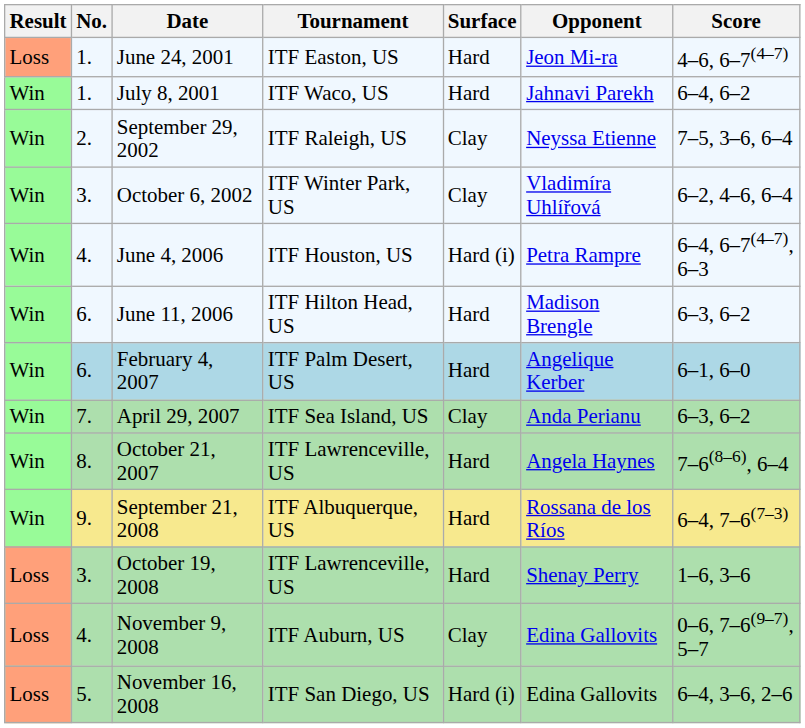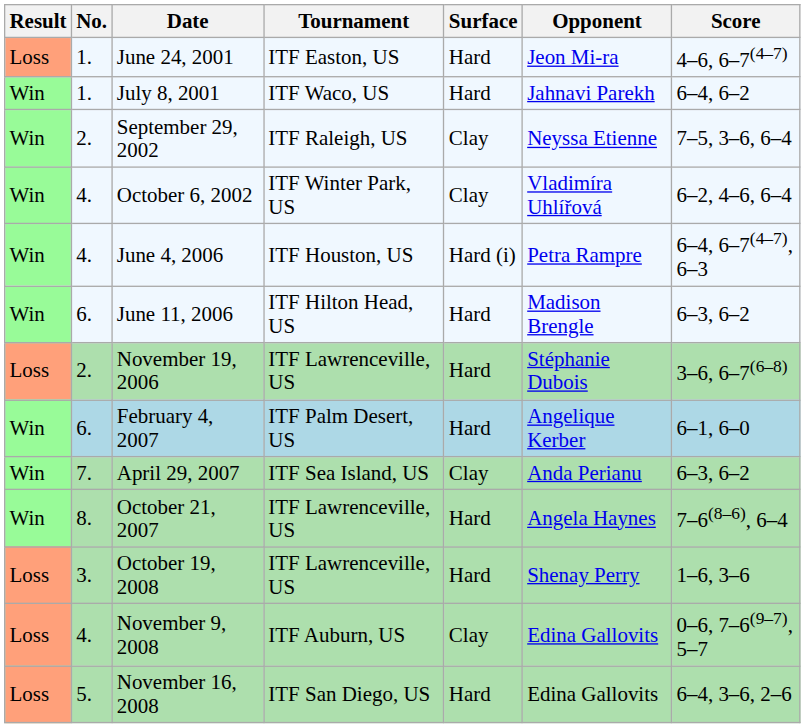(84, 195) 3. -> (84, 195) 4.
+ row: (177, 371)
- row: (177, 518)
(481, 694) Hard (i) -> (470, 694) Hard
